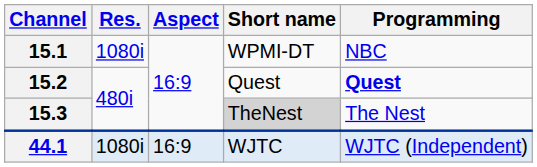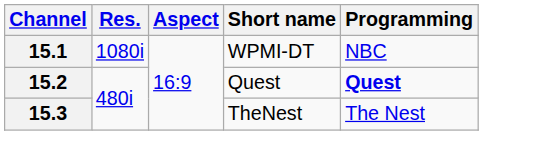(265, 113) lightgrey background -> (265, 113) no background
- row: (48, 146)
